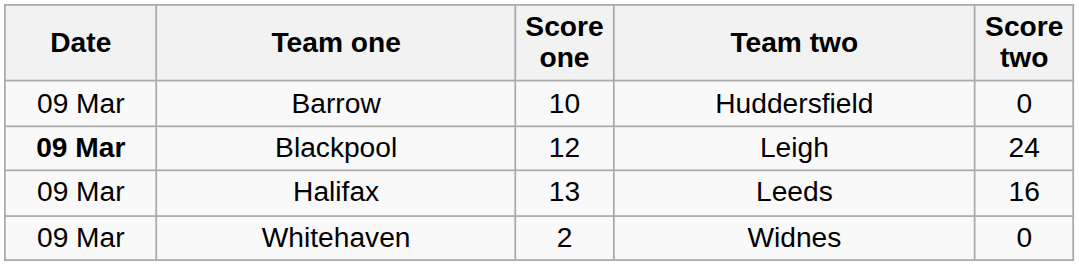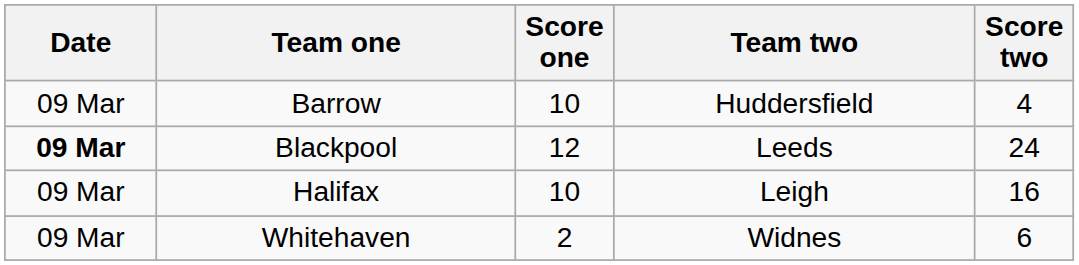(1024, 103) 0 -> (1024, 103) 4
(794, 147) Leigh -> (794, 147) Leeds
(564, 192) 13 -> (564, 192) 10
(794, 192) Leeds -> (794, 192) Leigh
(1024, 237) 0 -> (1024, 237) 6
